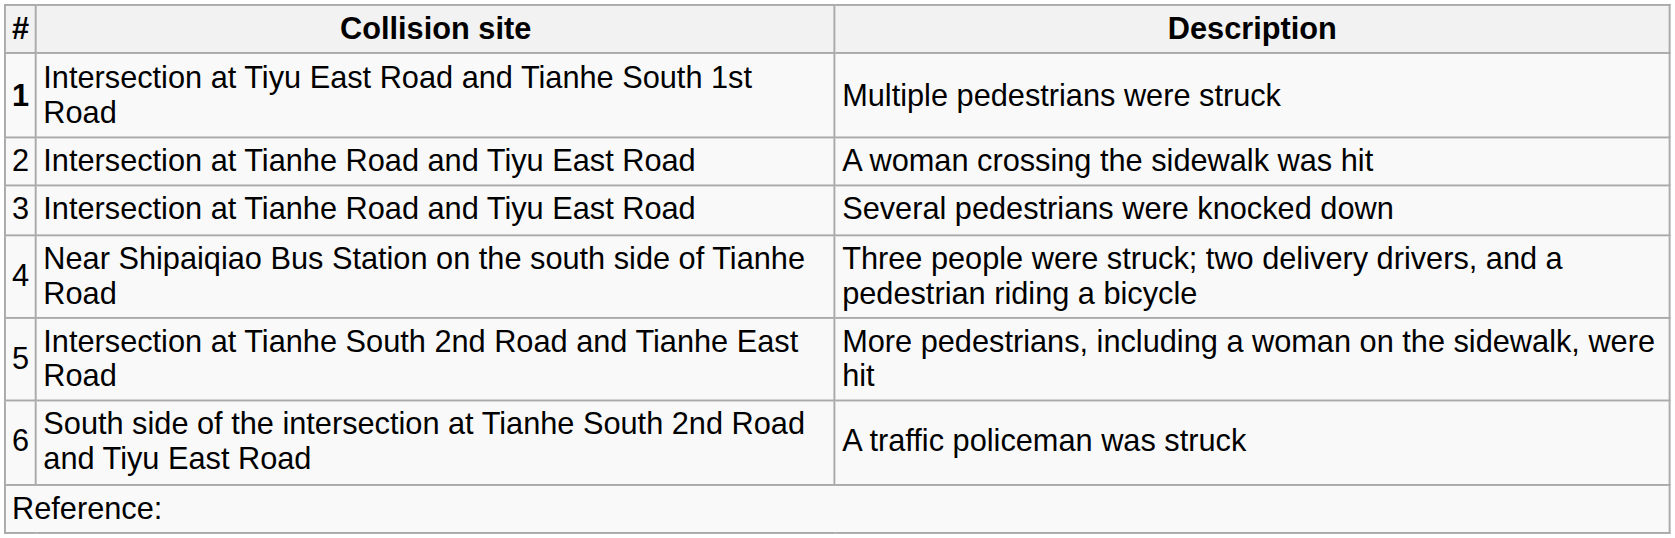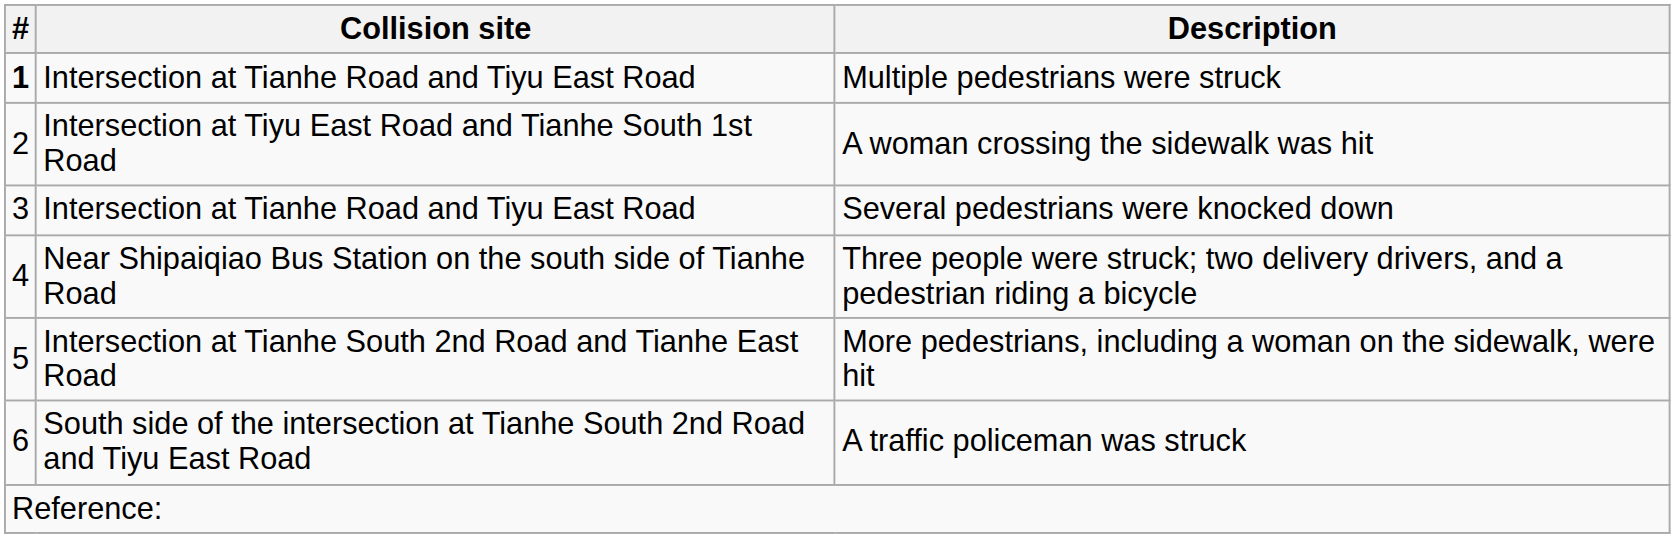(398, 94) Intersection at Tiyu East Road and Tianhe South 1st Road -> (369, 77) Intersection at Tianhe Road and Tiyu East Road
(369, 160) Intersection at Tianhe Road and Tiyu East Road -> (398, 143) Intersection at Tiyu East Road and Tianhe South 1st Road
